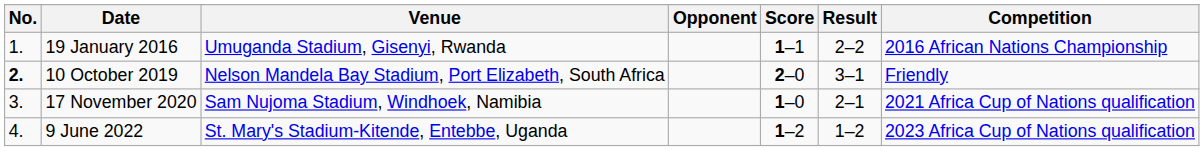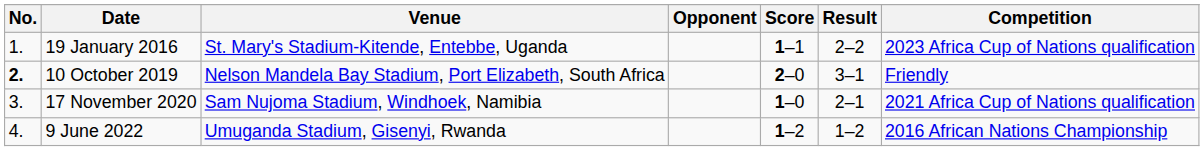(355, 46) Umuganda Stadium, Gisenyi, Rwanda -> (386, 46) St. Mary's Stadium-Kitende, Entebbe, Uganda
(1026, 46) 2016 African Nations Championship -> (1040, 46) 2023 Africa Cup of Nations qualification
(386, 131) St. Mary's Stadium-Kitende, Entebbe, Uganda -> (355, 131) Umuganda Stadium, Gisenyi, Rwanda
(1040, 131) 2023 Africa Cup of Nations qualification -> (1026, 131) 2016 African Nations Championship
